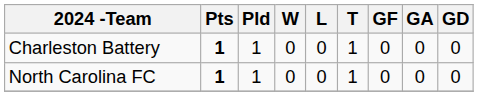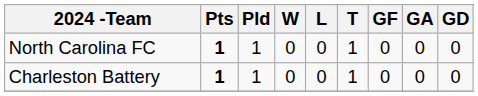rows swapped: (84, 47) <-> (82, 76)
